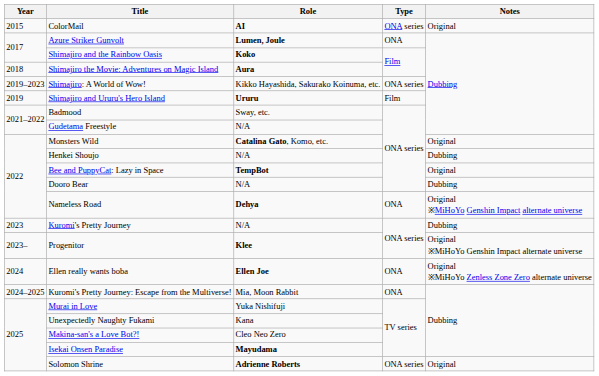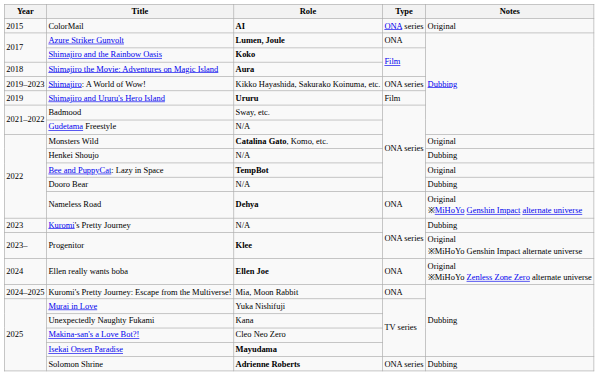(442, 364) Original -> (442, 364) Dubbing
